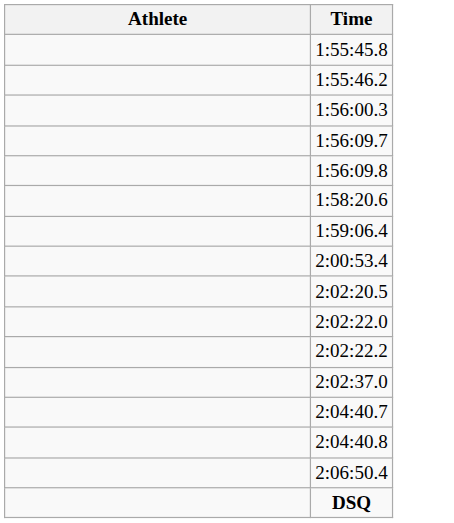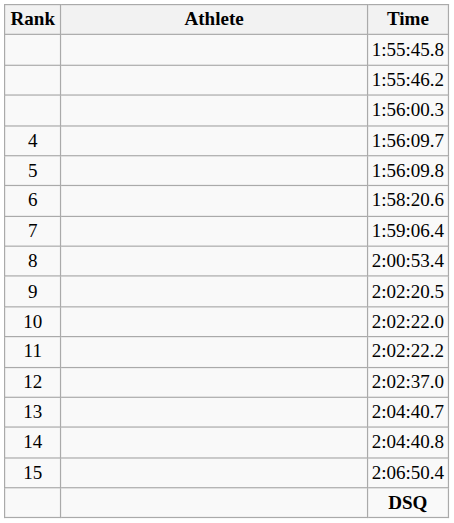+ column: (33, 19)
